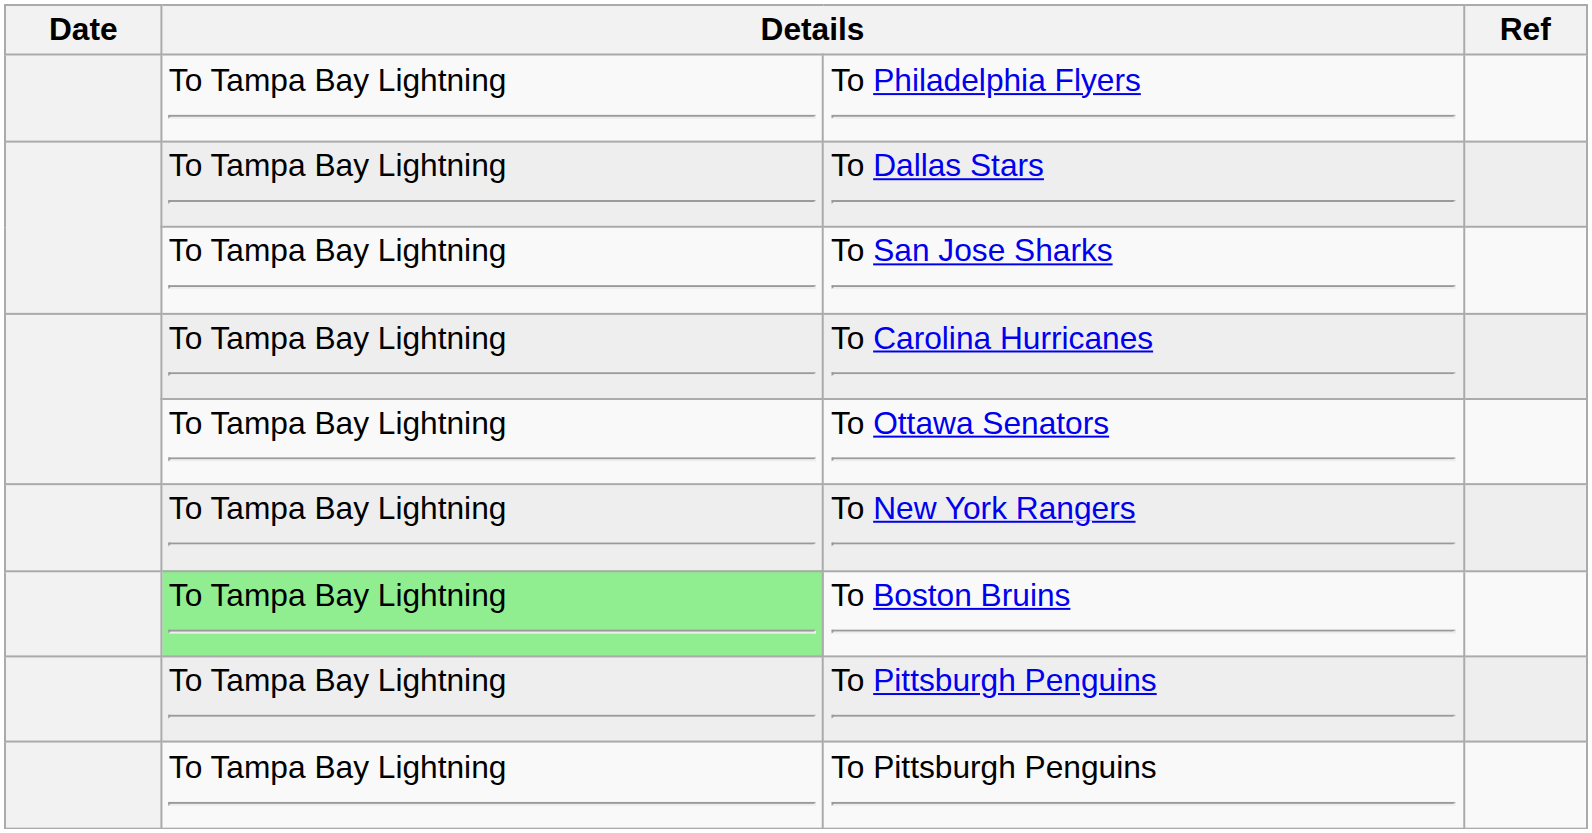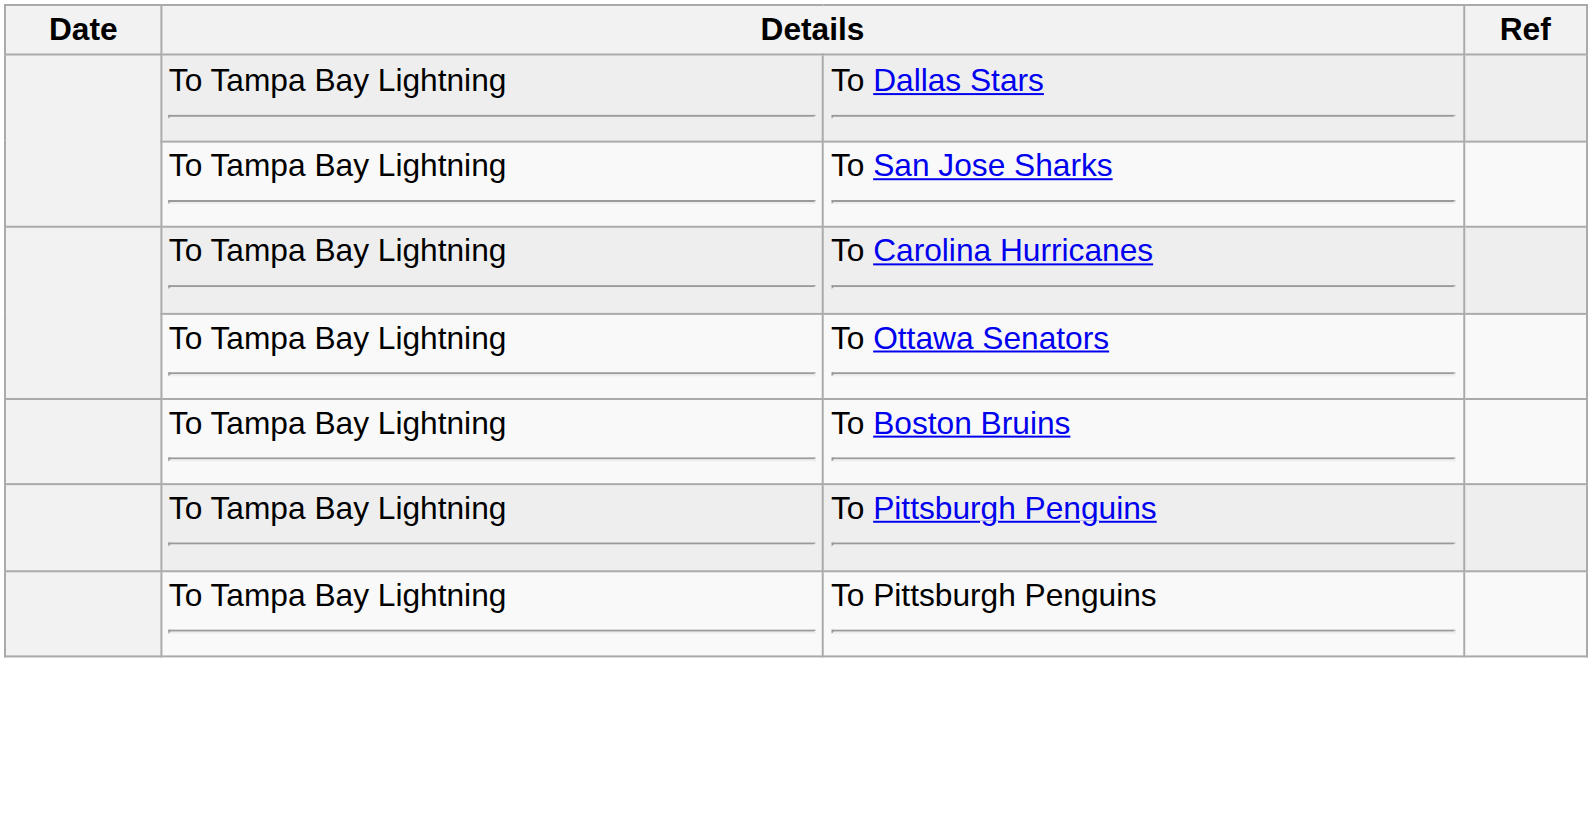- row: (83, 98)
- row: (83, 528)
(493, 606) lightgreen background -> (493, 434) no background
